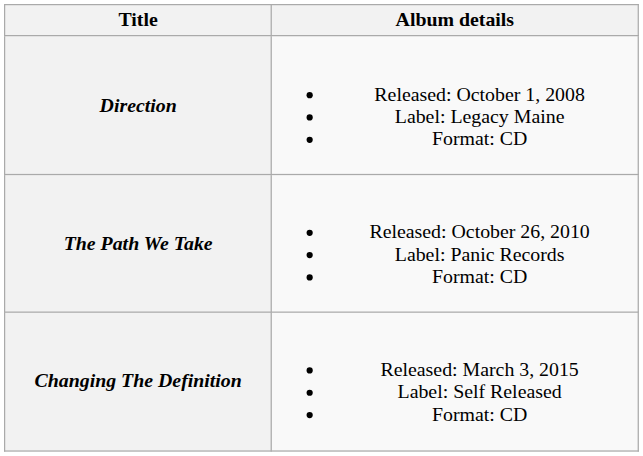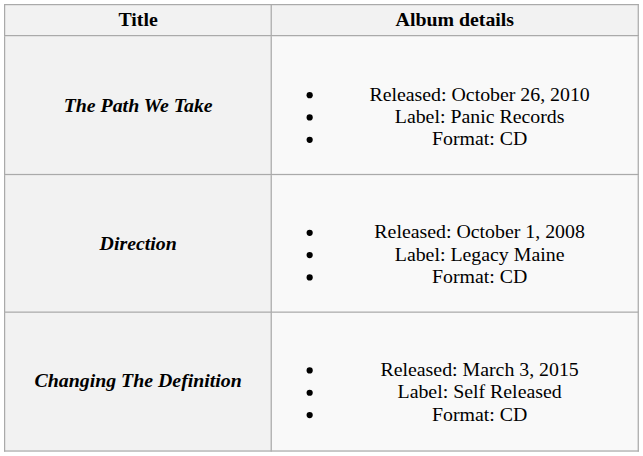rows swapped: (138, 105) <-> (138, 243)
